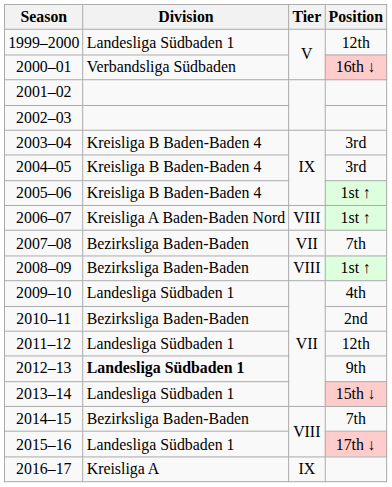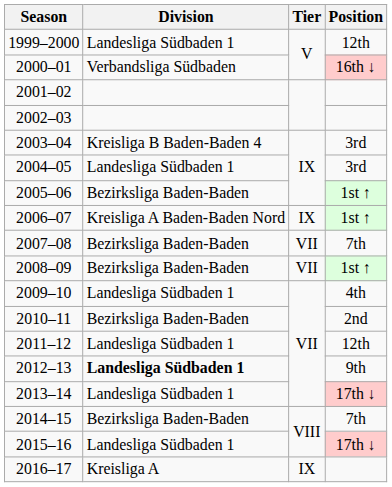(174, 167) Kreisliga B Baden-Baden 4 -> (161, 167) Landesliga Südbaden 1
(174, 192) Kreisliga B Baden-Baden 4 -> (168, 192) Bezirksliga Baden-Baden
(307, 218) VIII -> (307, 218) IX
(307, 268) VIII -> (307, 268) VII
(356, 393) 15th ↓ -> (356, 393) 17th ↓
